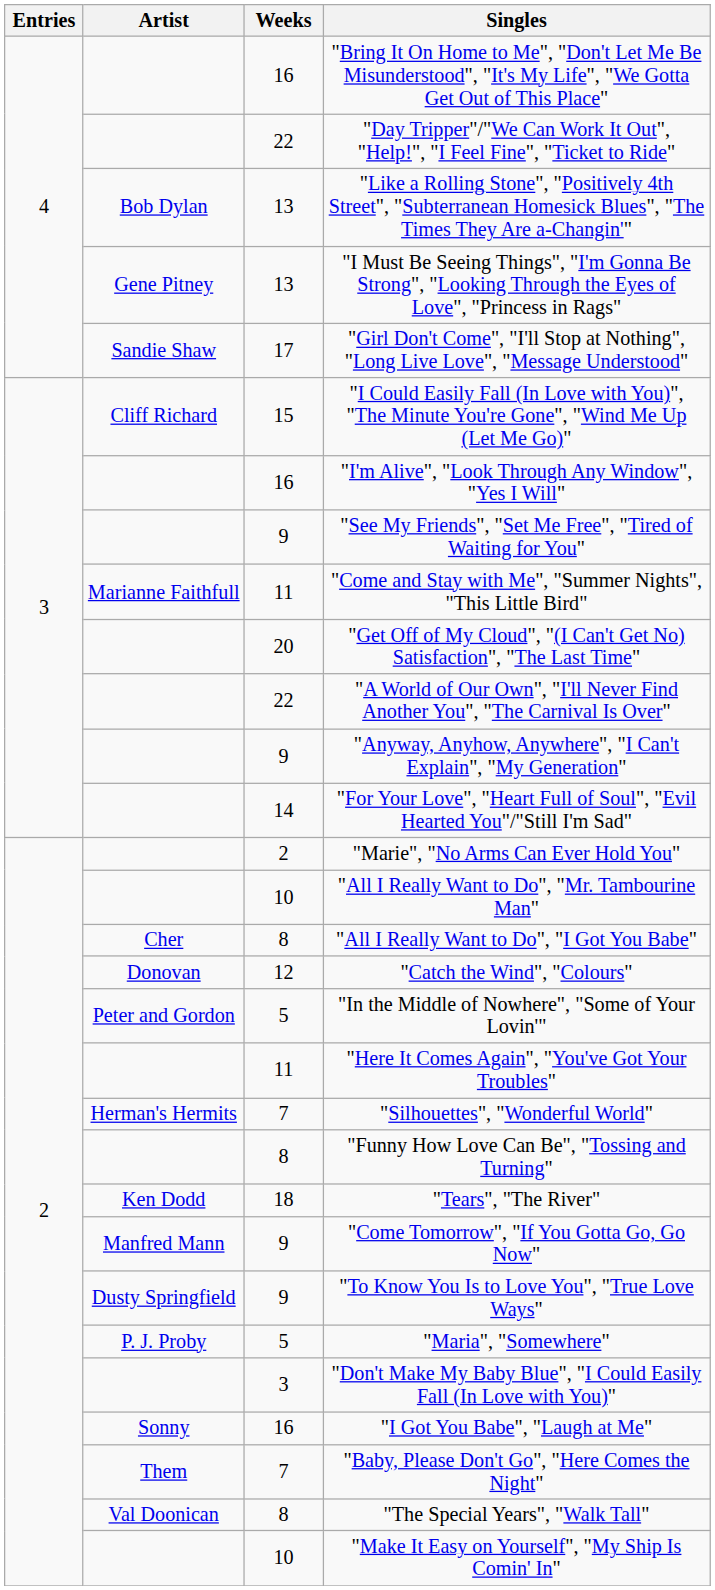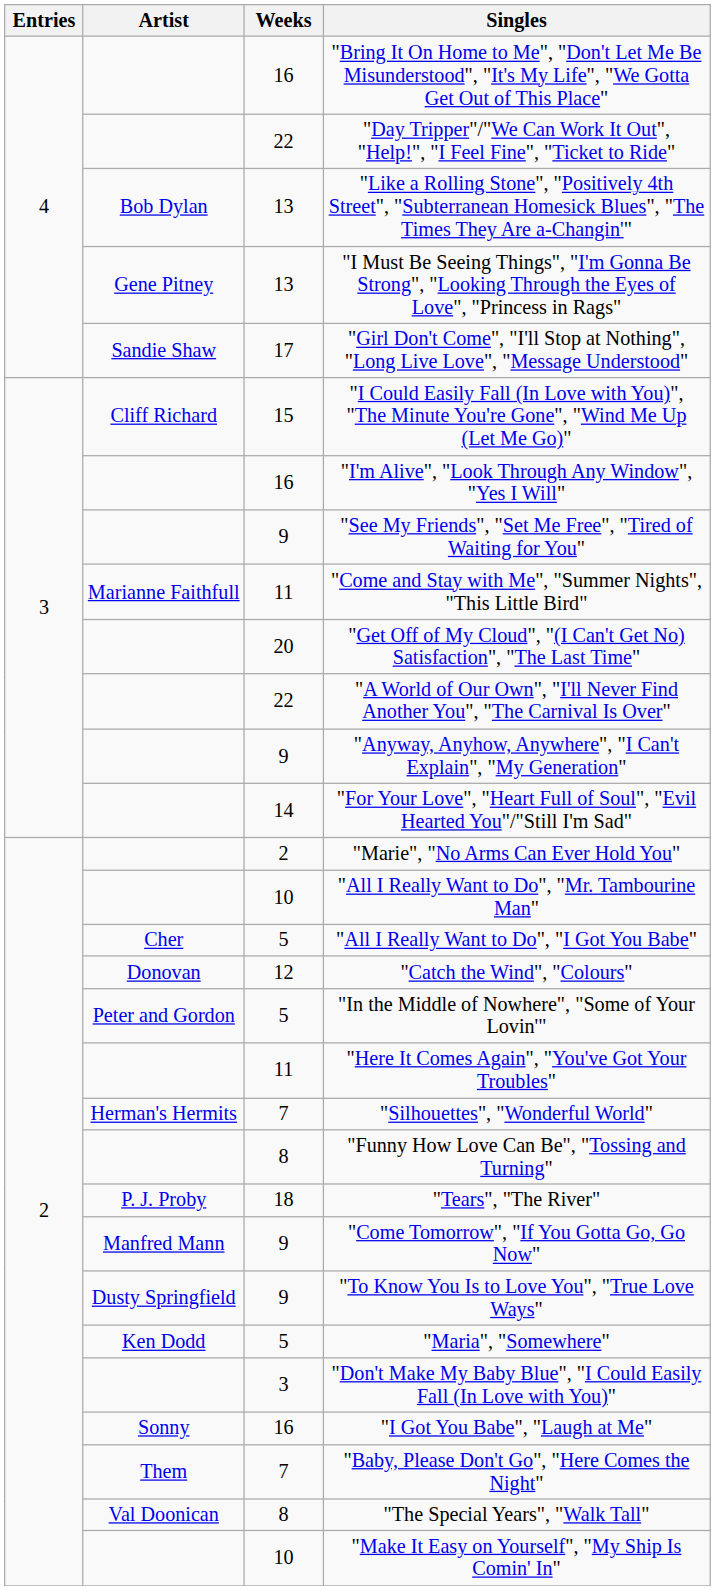(284, 940) 8 -> (284, 940) 5
(164, 1200) Ken Dodd -> (164, 1200) P. J. Proby
(164, 1341) P. J. Proby -> (164, 1341) Ken Dodd
